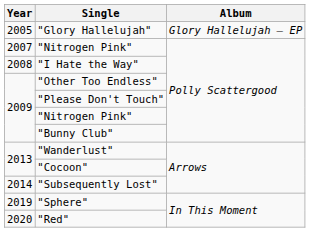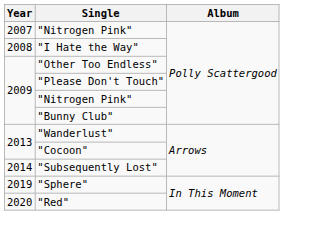- row: (20, 30)
